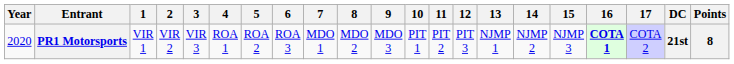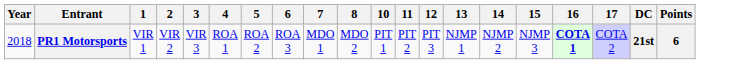- column: (388, 14)
(19, 41) 2020 -> (19, 41) 2018
(710, 41) 8 -> (676, 41) 6
